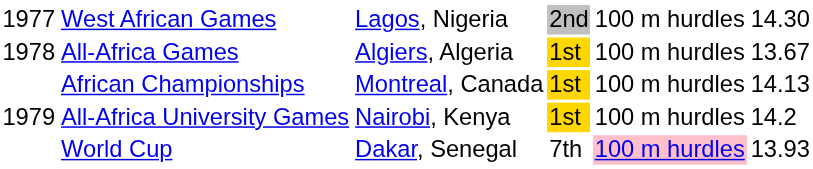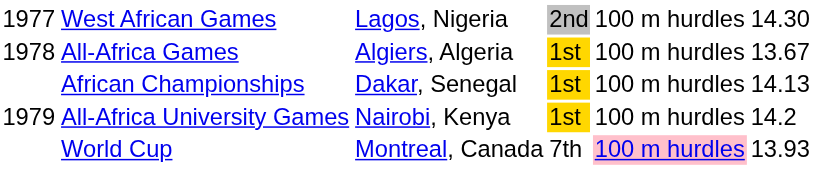(449, 84) Montreal, Canada -> (436, 84) Dakar, Senegal
(436, 149) Dakar, Senegal -> (449, 149) Montreal, Canada
